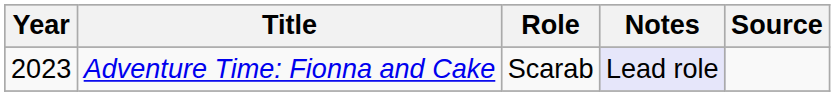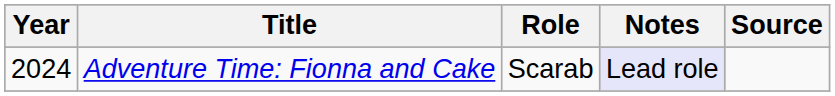(41, 68) 2023 -> (41, 68) 2024
